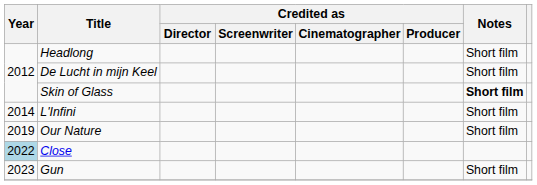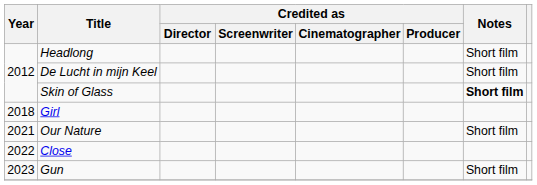- row: (58, 111)
+ row: (50, 111)
(21, 131) 2019 -> (21, 131) 2021
(21, 151) lightblue background -> (21, 151) no background
